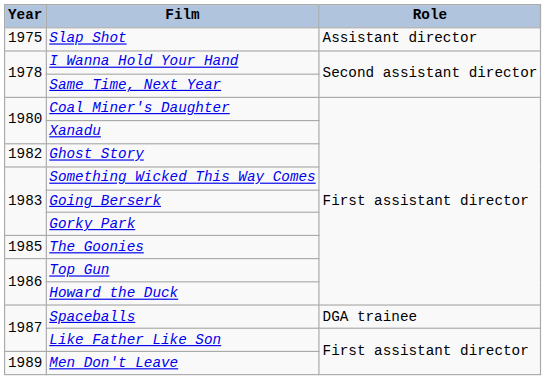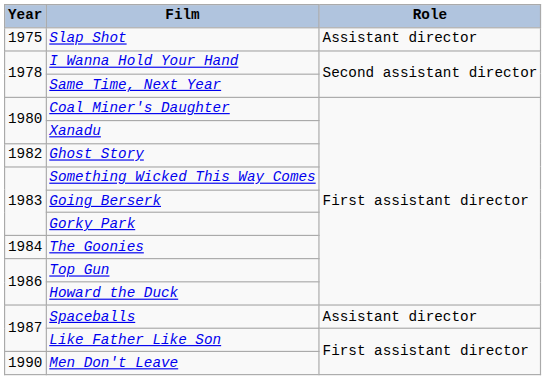(25, 248) 1985 -> (25, 248) 1984
(370, 317) DGA trainee -> (400, 317) Assistant director
(25, 363) 1989 -> (25, 363) 1990
